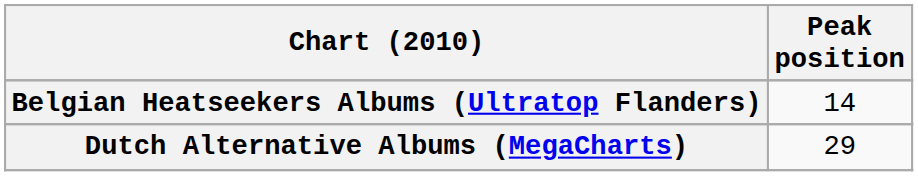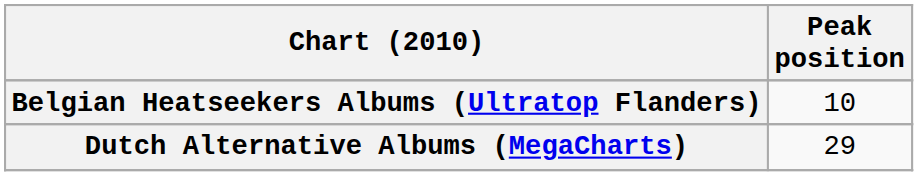(840, 103) 14 -> (840, 103) 10
